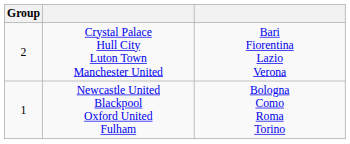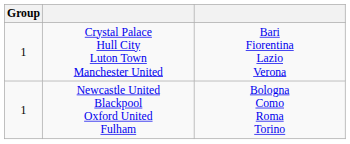(24, 51) 2 -> (24, 51) 1
